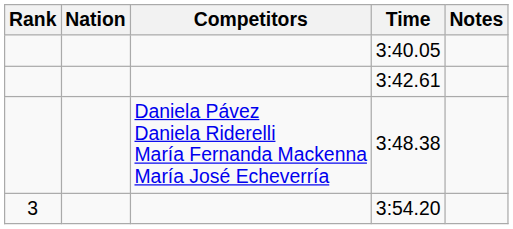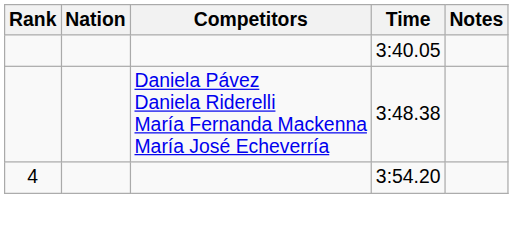- row: (408, 81)
(33, 208) 3 -> (33, 177) 4
